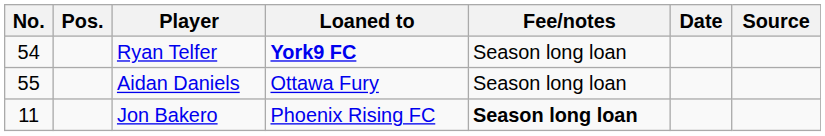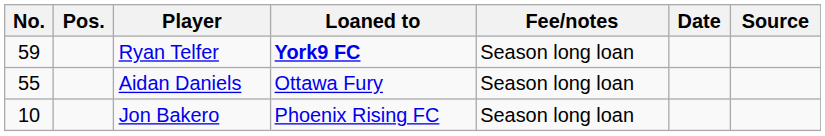(29, 52) 54 -> (29, 52) 59
(29, 115) 11 -> (29, 115) 10
(555, 115) bold -> (557, 115) normal
